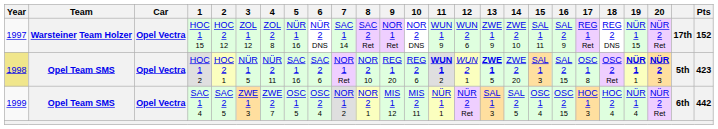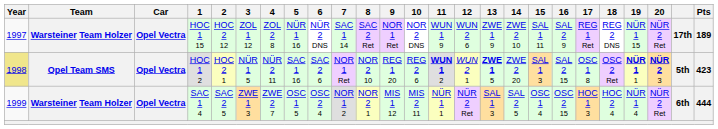(704, 35) 152 -> (704, 35) 189
(81, 103) Opel Team SMS -> (81, 103) Warsteiner Team Holzer
(704, 103) 442 -> (704, 103) 444
